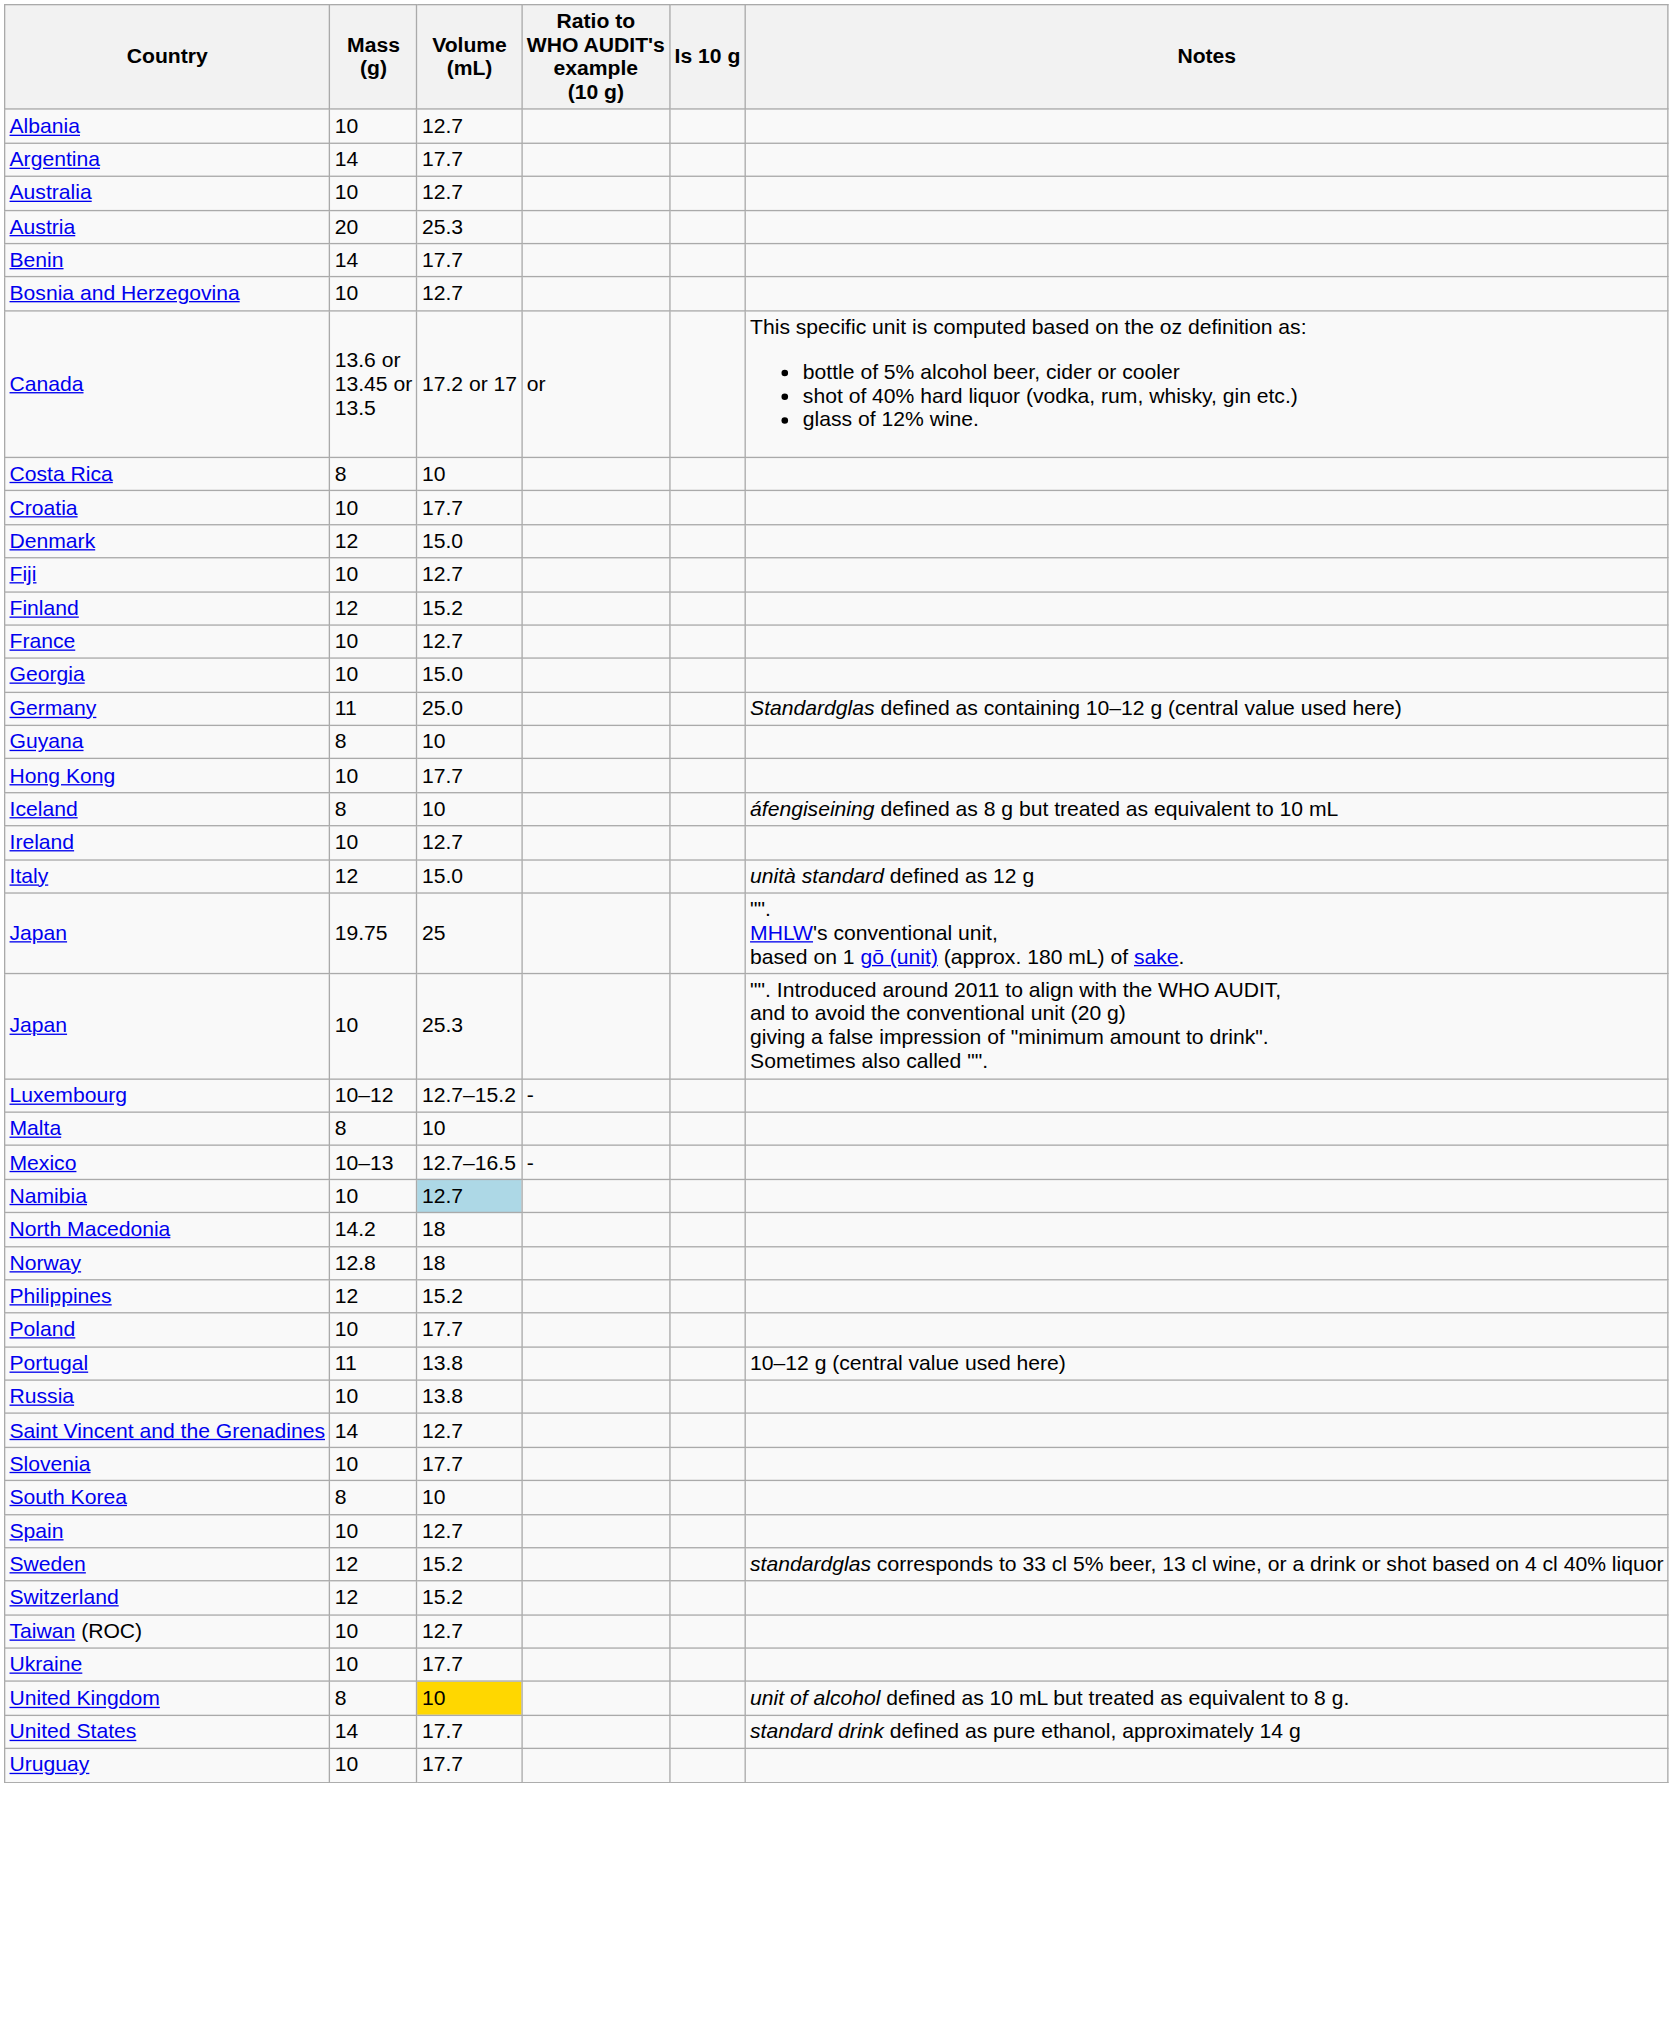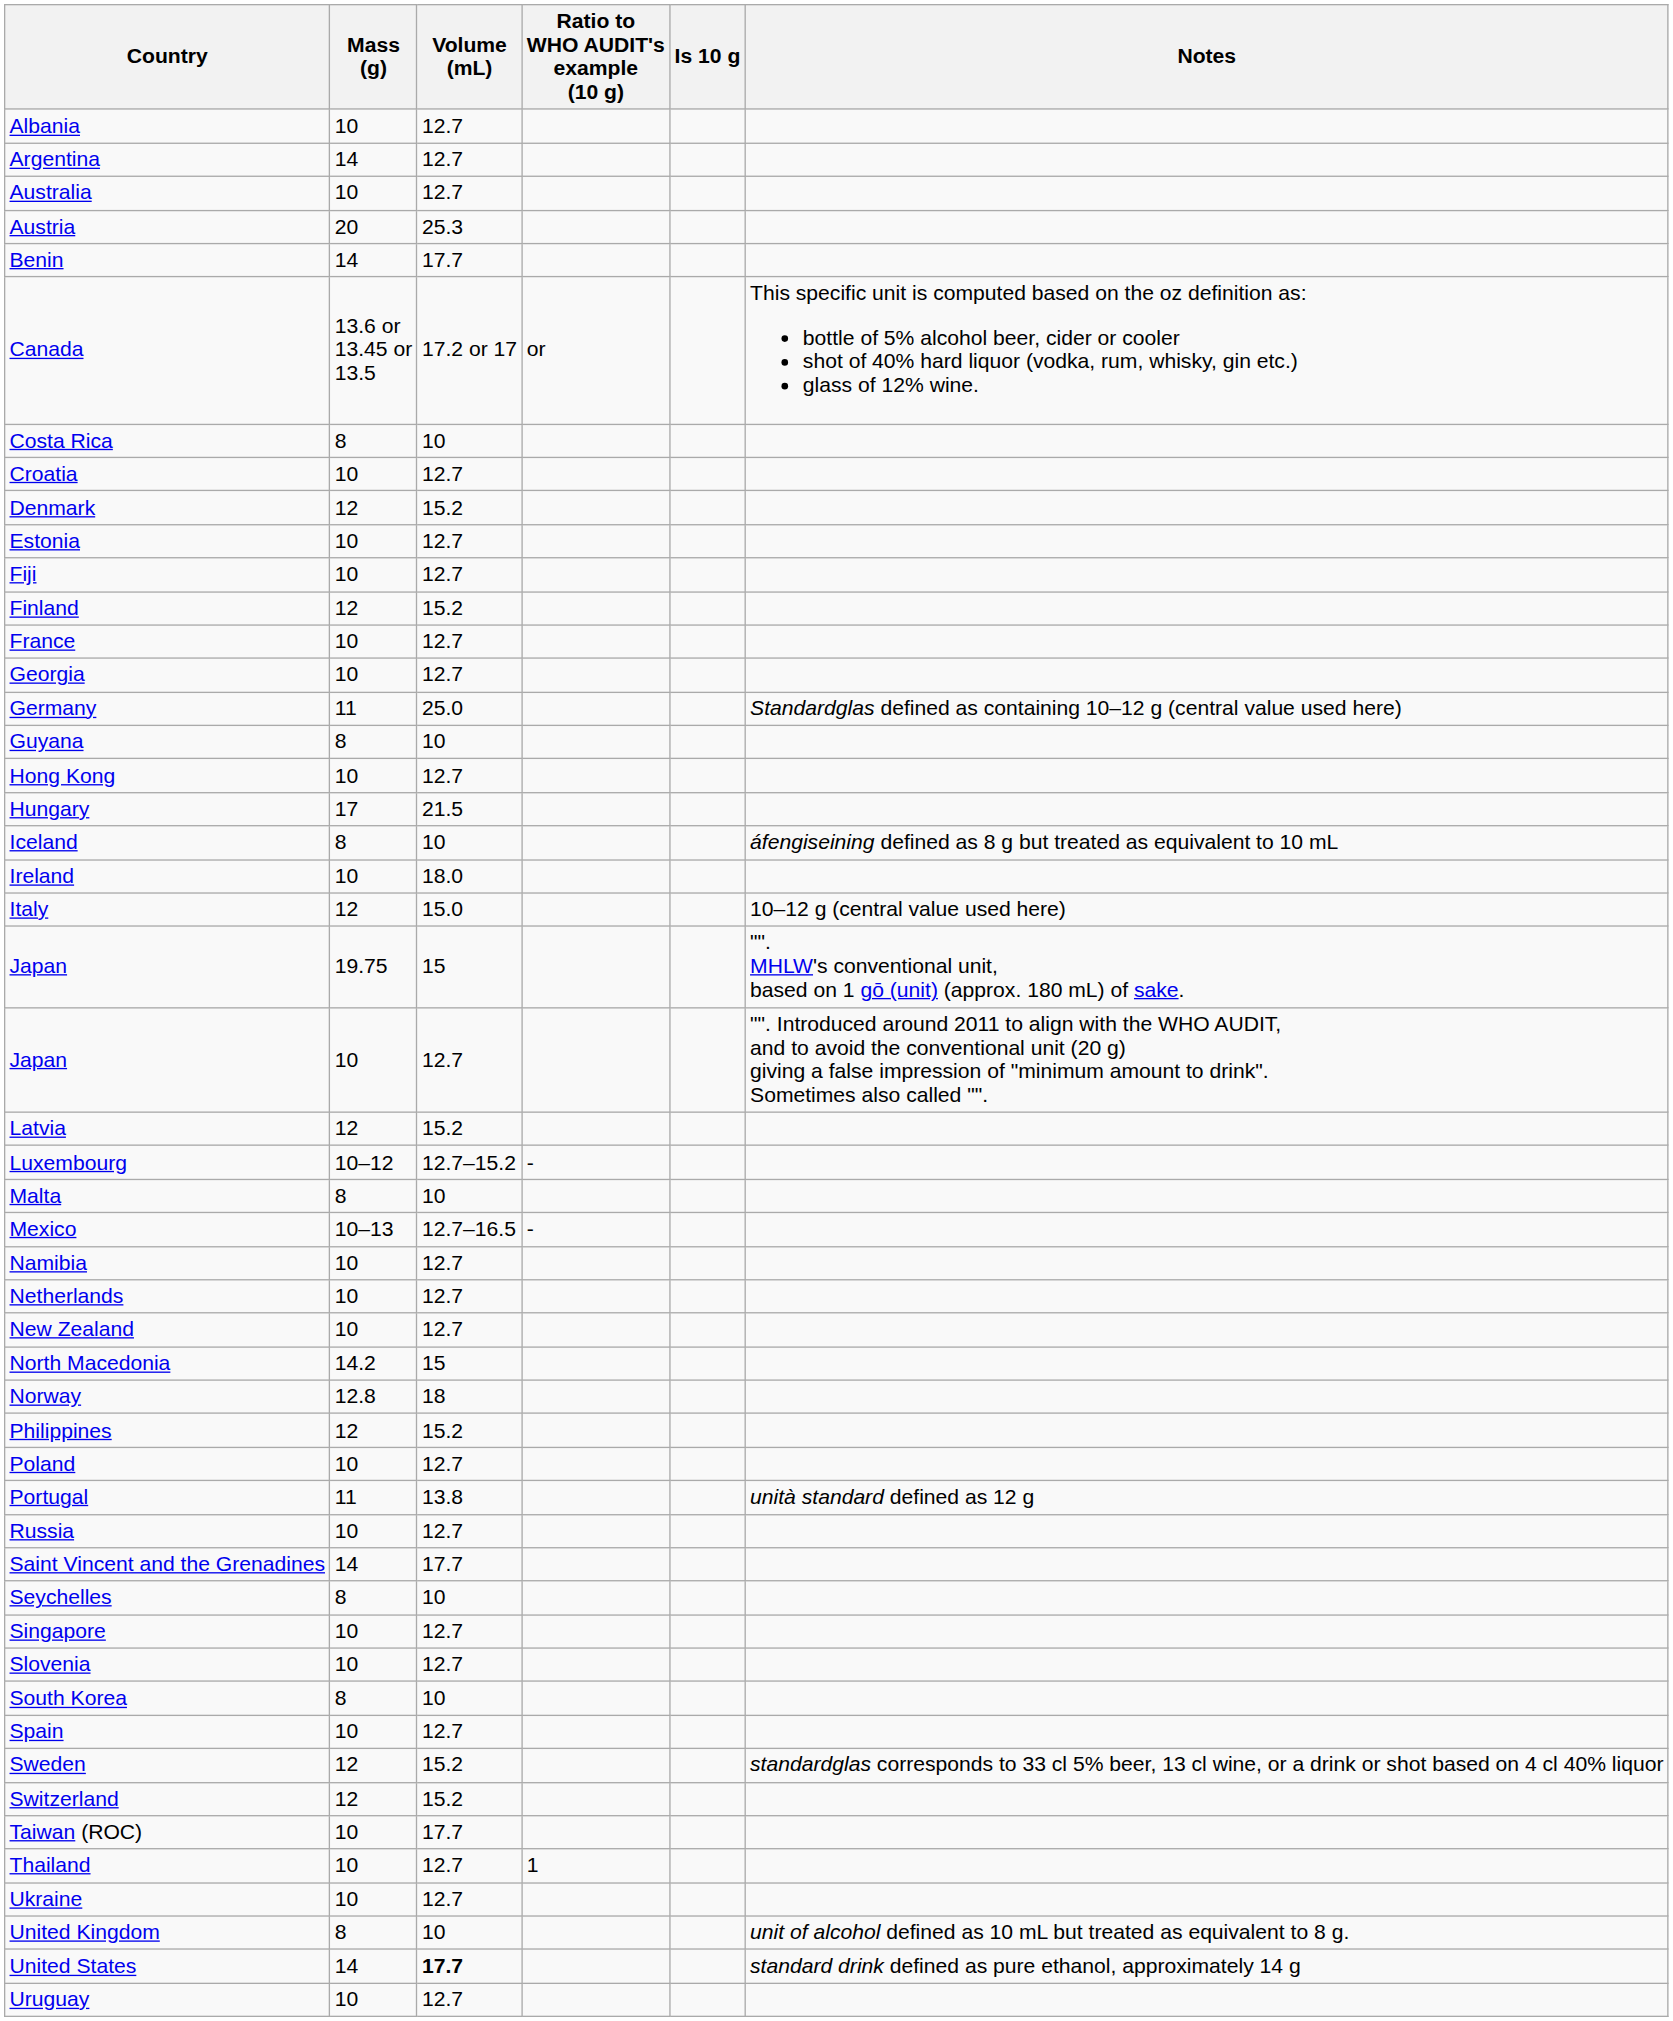(443, 159) 17.7 -> (443, 159) 12.7
- row: (125, 293)
(443, 507) 17.7 -> (443, 474) 12.7
(443, 540) 15.0 -> (443, 507) 15.2
+ row: (45, 540)
(443, 674) 15.0 -> (443, 674) 12.7
(443, 775) 17.7 -> (443, 775) 12.7
+ row: (49, 808)
(443, 842) 12.7 -> (443, 875) 18.0
(892, 875) unità standard defined as 12 g -> (908, 909) 10–12 g (central value used here)
(434, 933) 25 -> (434, 966) 15
(443, 1026) 25.3 -> (443, 1059) 12.7
+ row: (38, 1128)
(443, 1195) lightblue background -> (443, 1262) no background
+ row: (66, 1296)
+ row: (72, 1329)
(434, 1229) 18 -> (434, 1363) 15
(443, 1329) 17.7 -> (443, 1463) 12.7
(908, 1363) 10–12 g (central value used here) -> (892, 1497) unità standard defined as 12 g
(443, 1396) 13.8 -> (443, 1530) 12.7
(443, 1430) 12.7 -> (443, 1564) 17.7
+ row: (61, 1597)
+ row: (58, 1631)
(443, 1463) 17.7 -> (443, 1664) 12.7
(443, 1631) 12.7 -> (443, 1832) 17.7
+ row: (50, 1865)
(443, 1664) 17.7 -> (443, 1899) 12.7
(434, 1698) gold background -> (434, 1932) no background
(443, 1731) normal -> (443, 1966) bold
(443, 1765) 17.7 -> (443, 1999) 12.7
